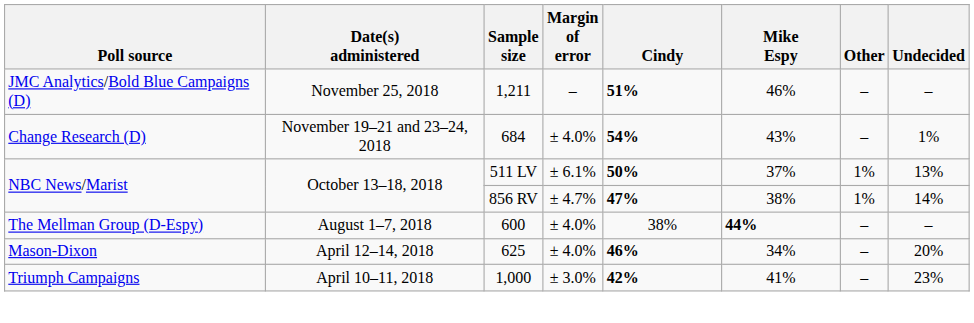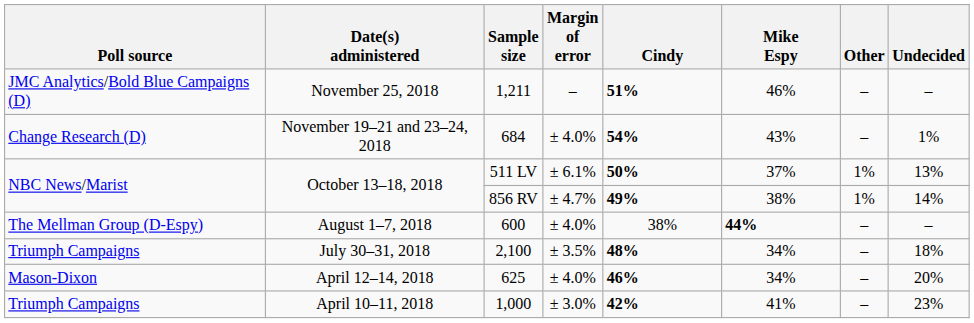(623, 199) 47% -> (623, 199) 49%
+ row: (513, 251)
